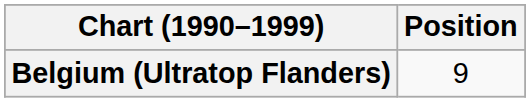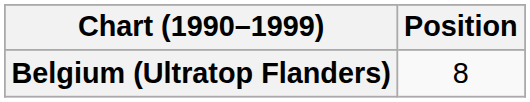(461, 73) 9 -> (461, 73) 8
